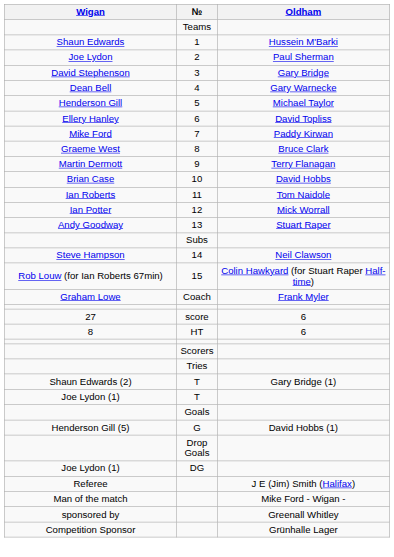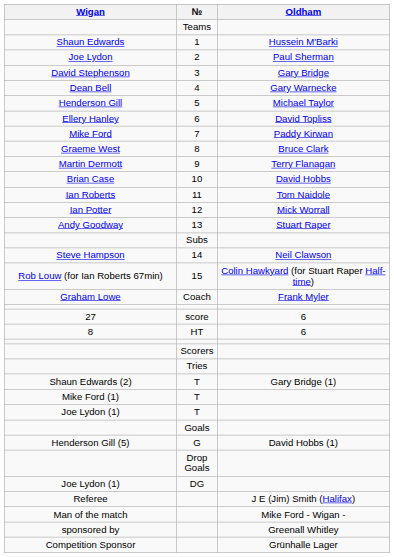+ row: (91, 397)
